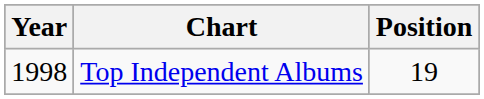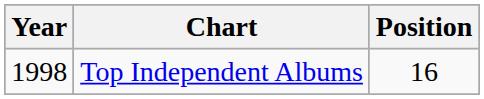(424, 71) 19 -> (424, 71) 16
